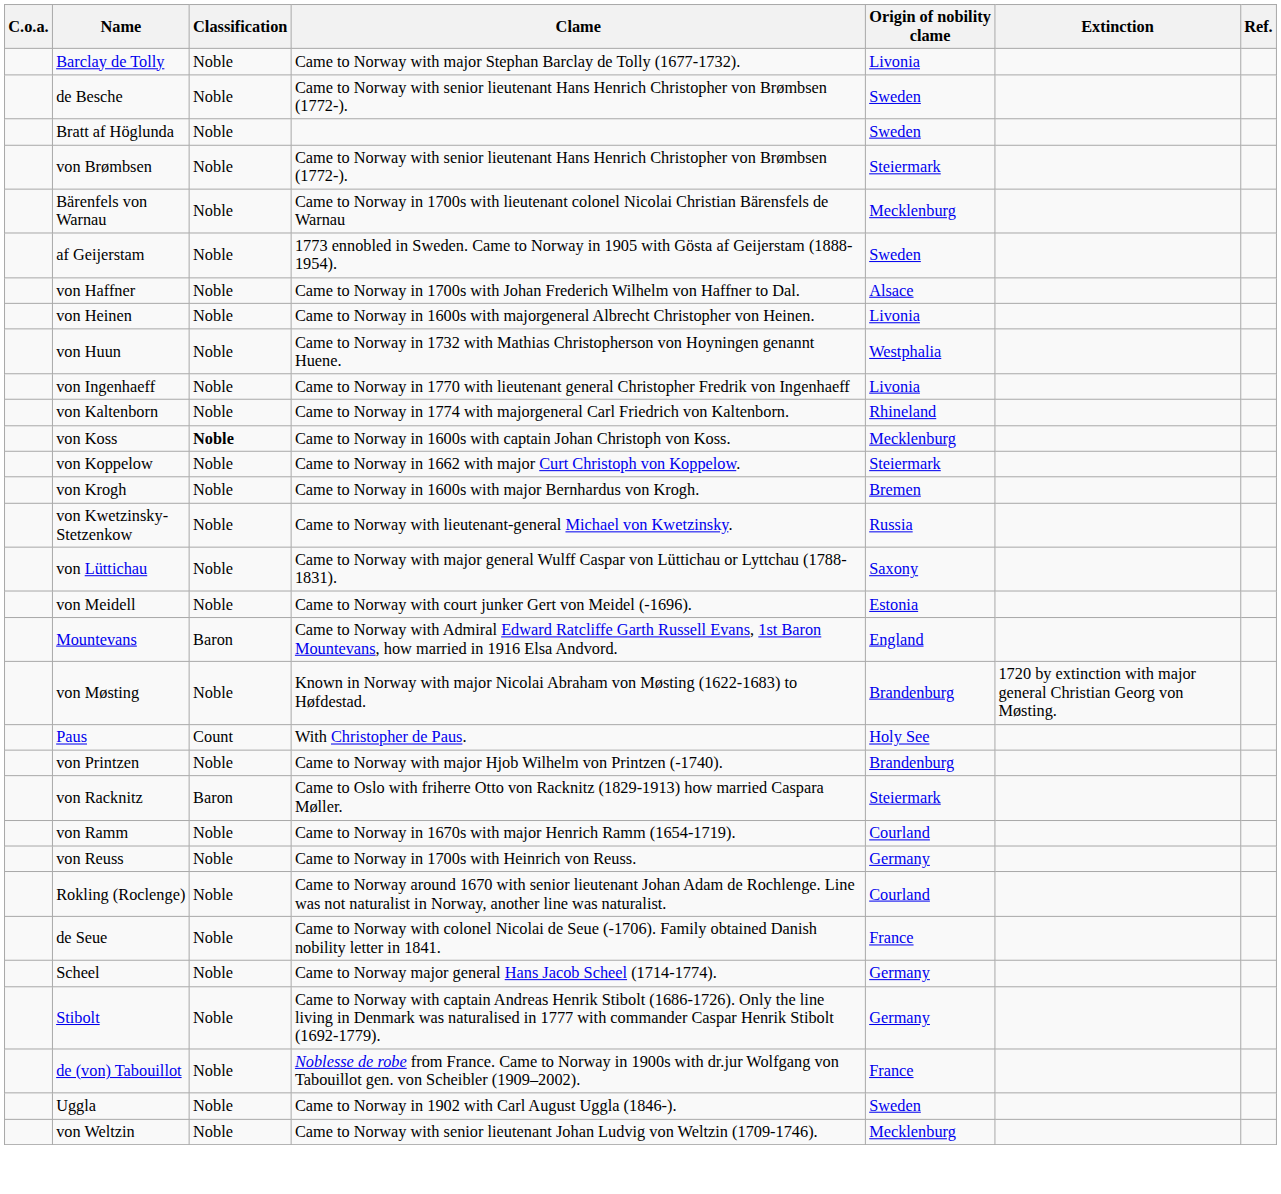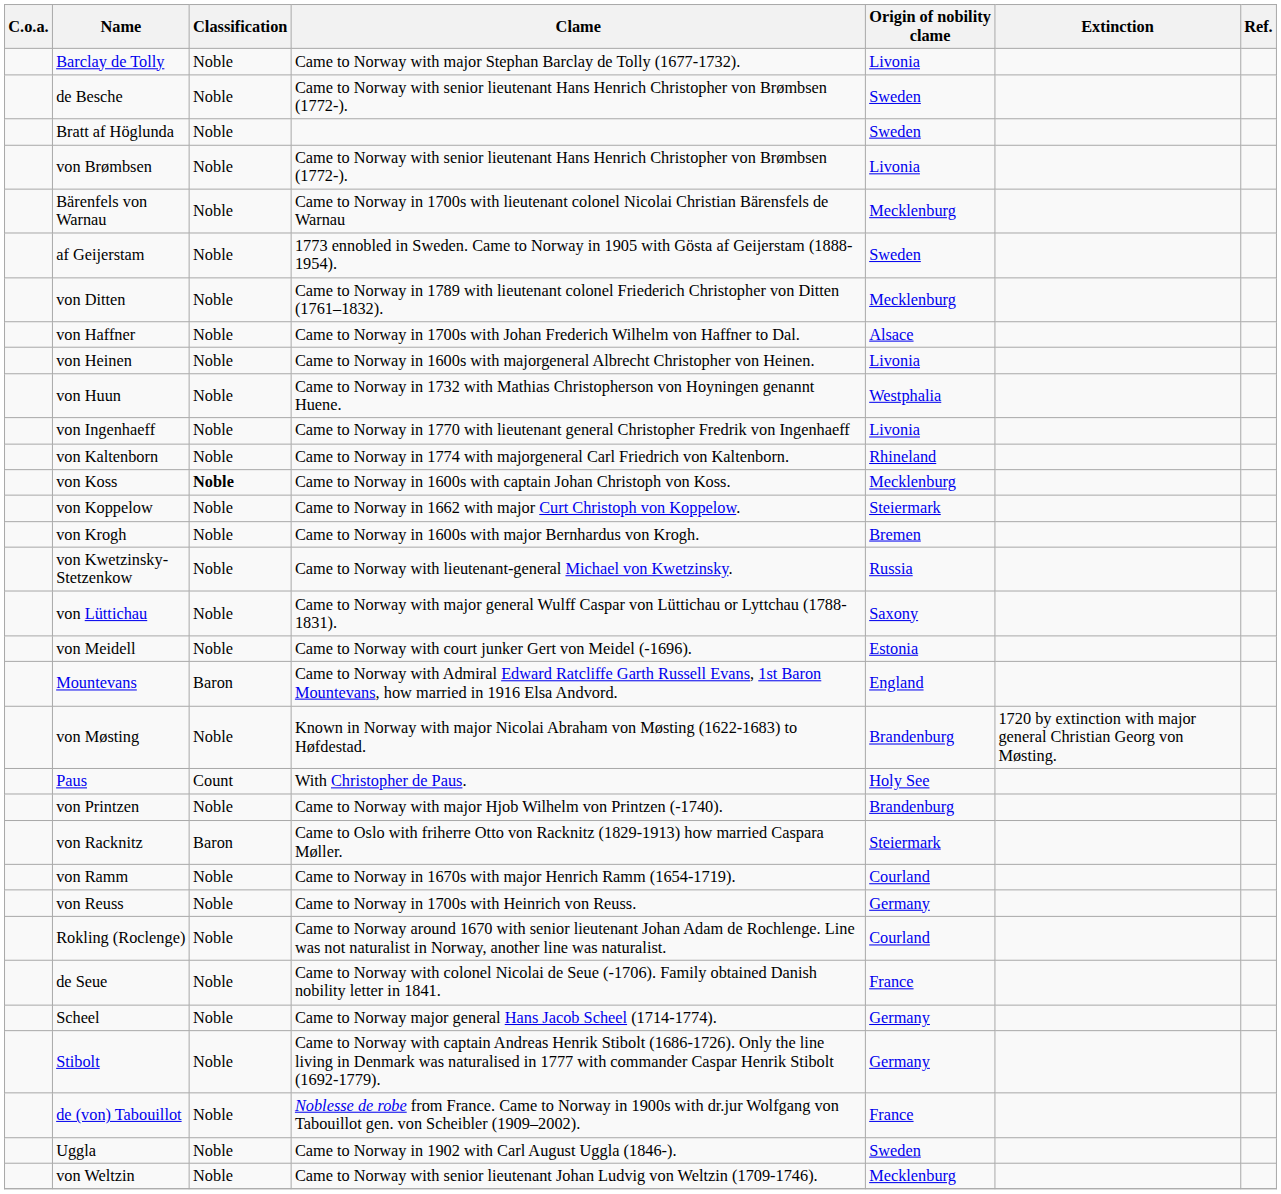(905, 166) Steiermark -> (895, 166) Livonia
+ row: (91, 299)
